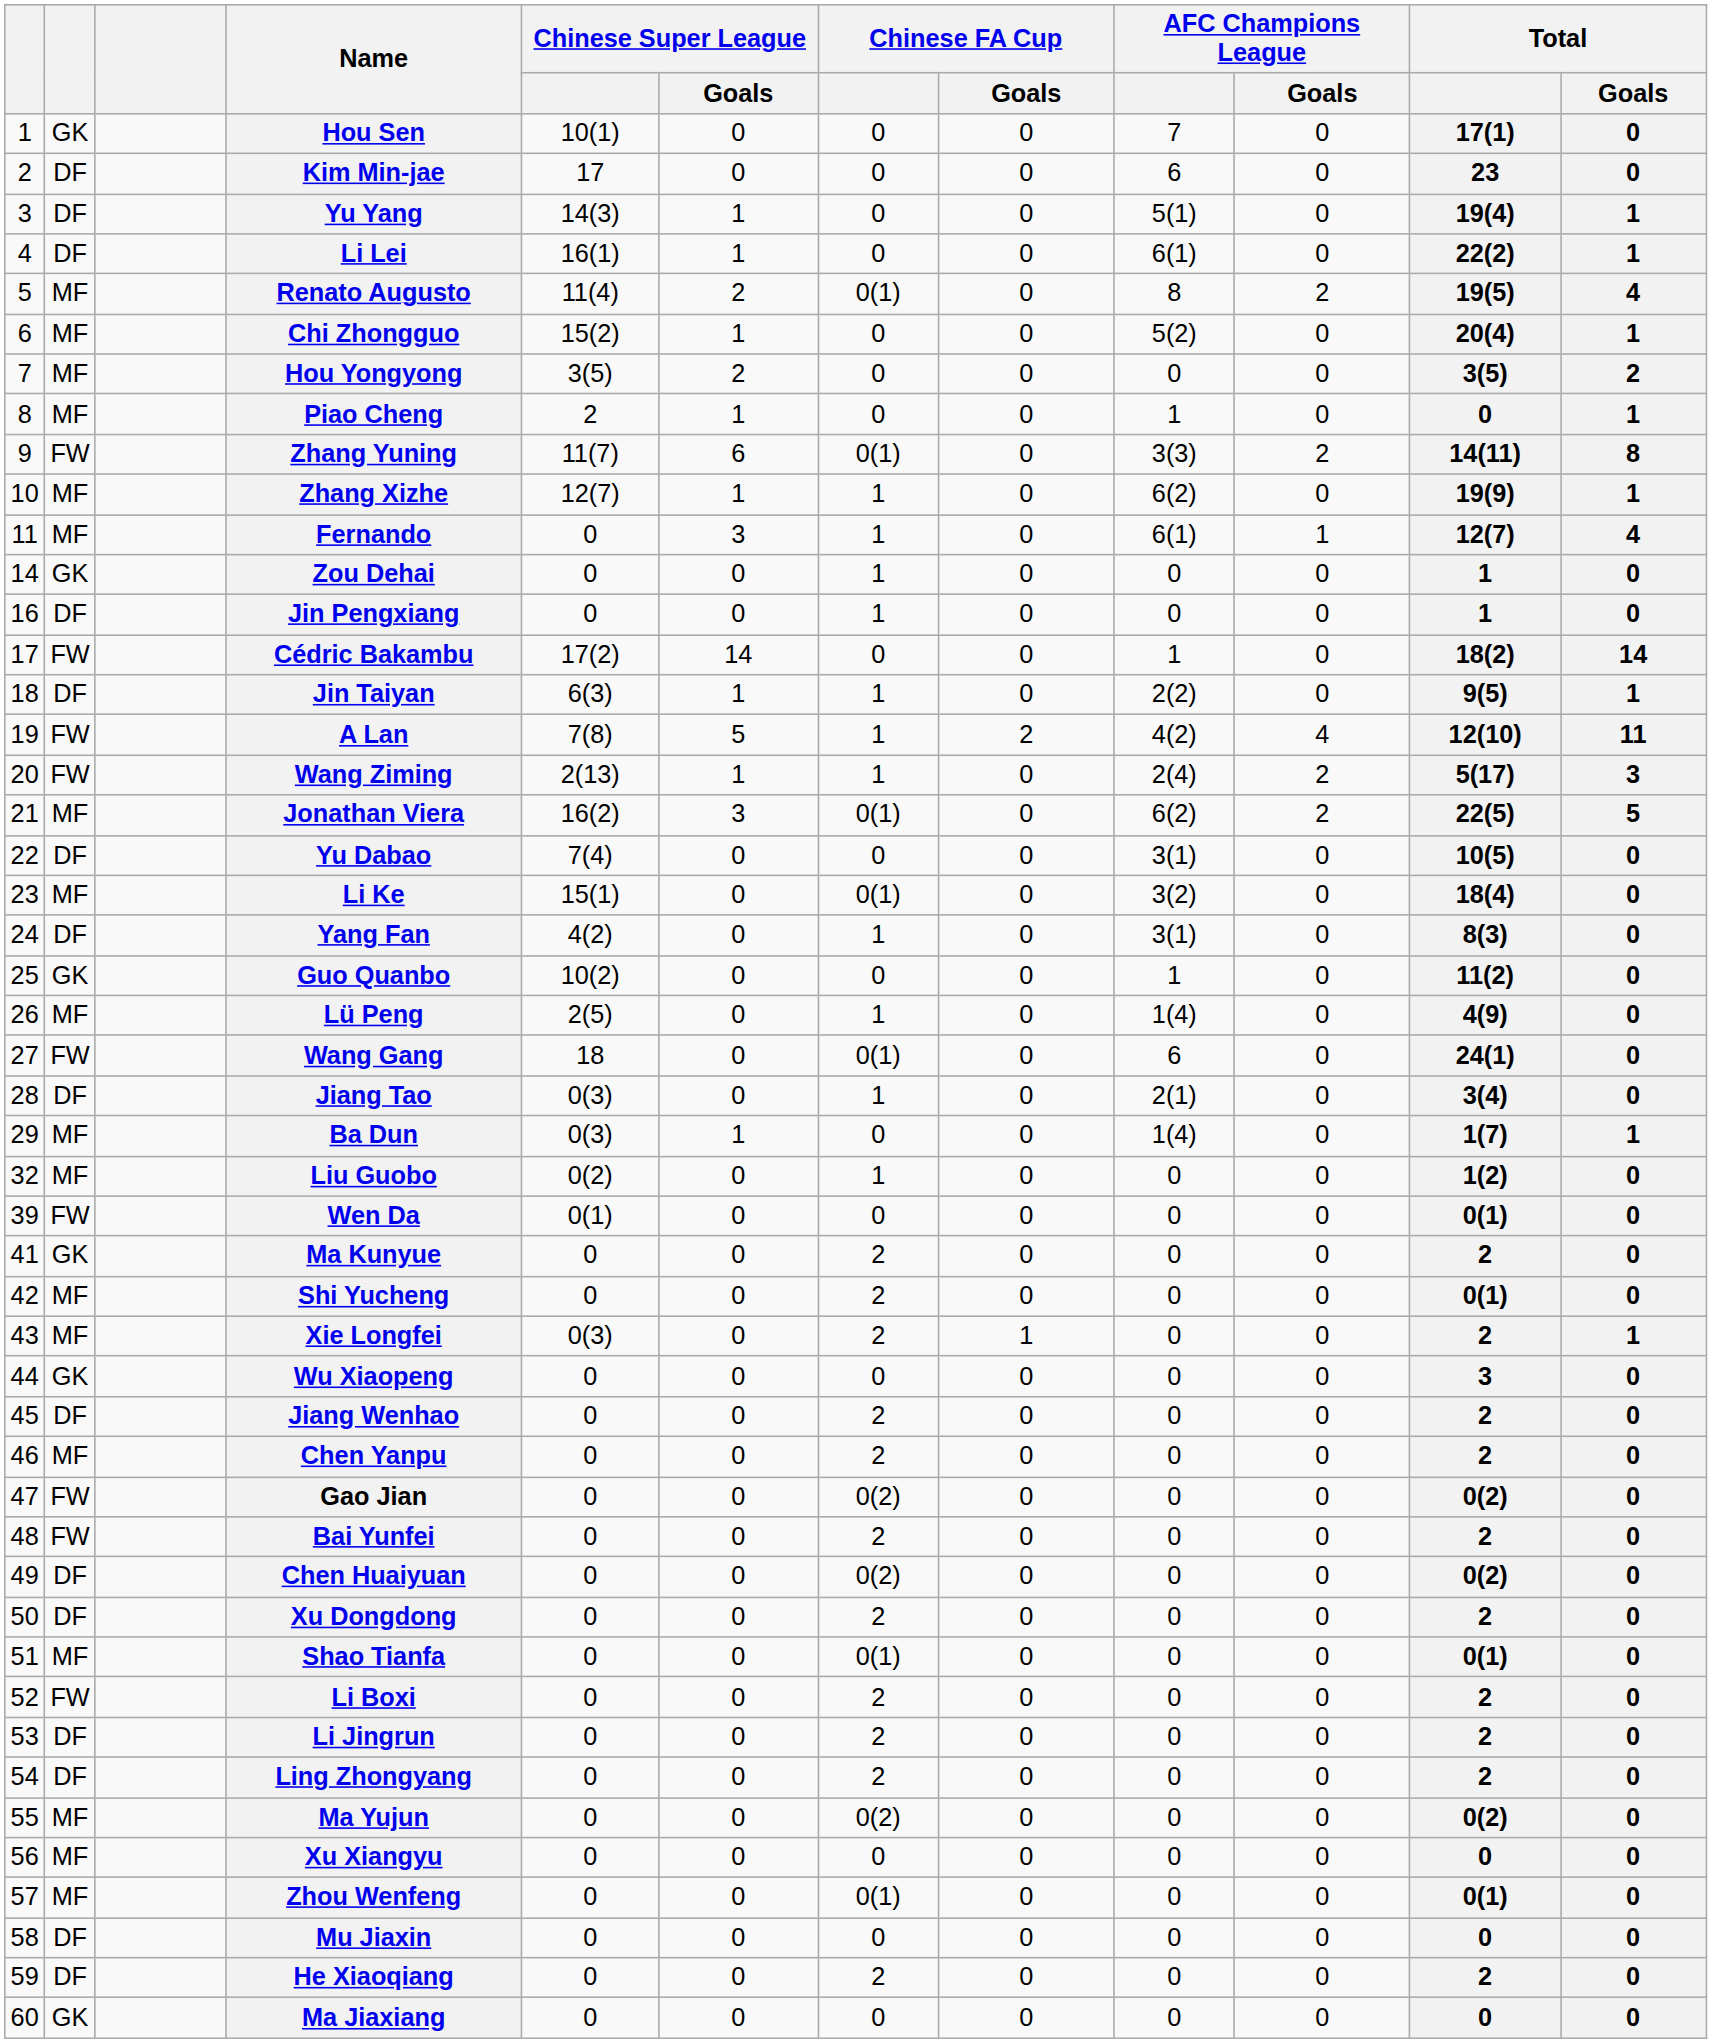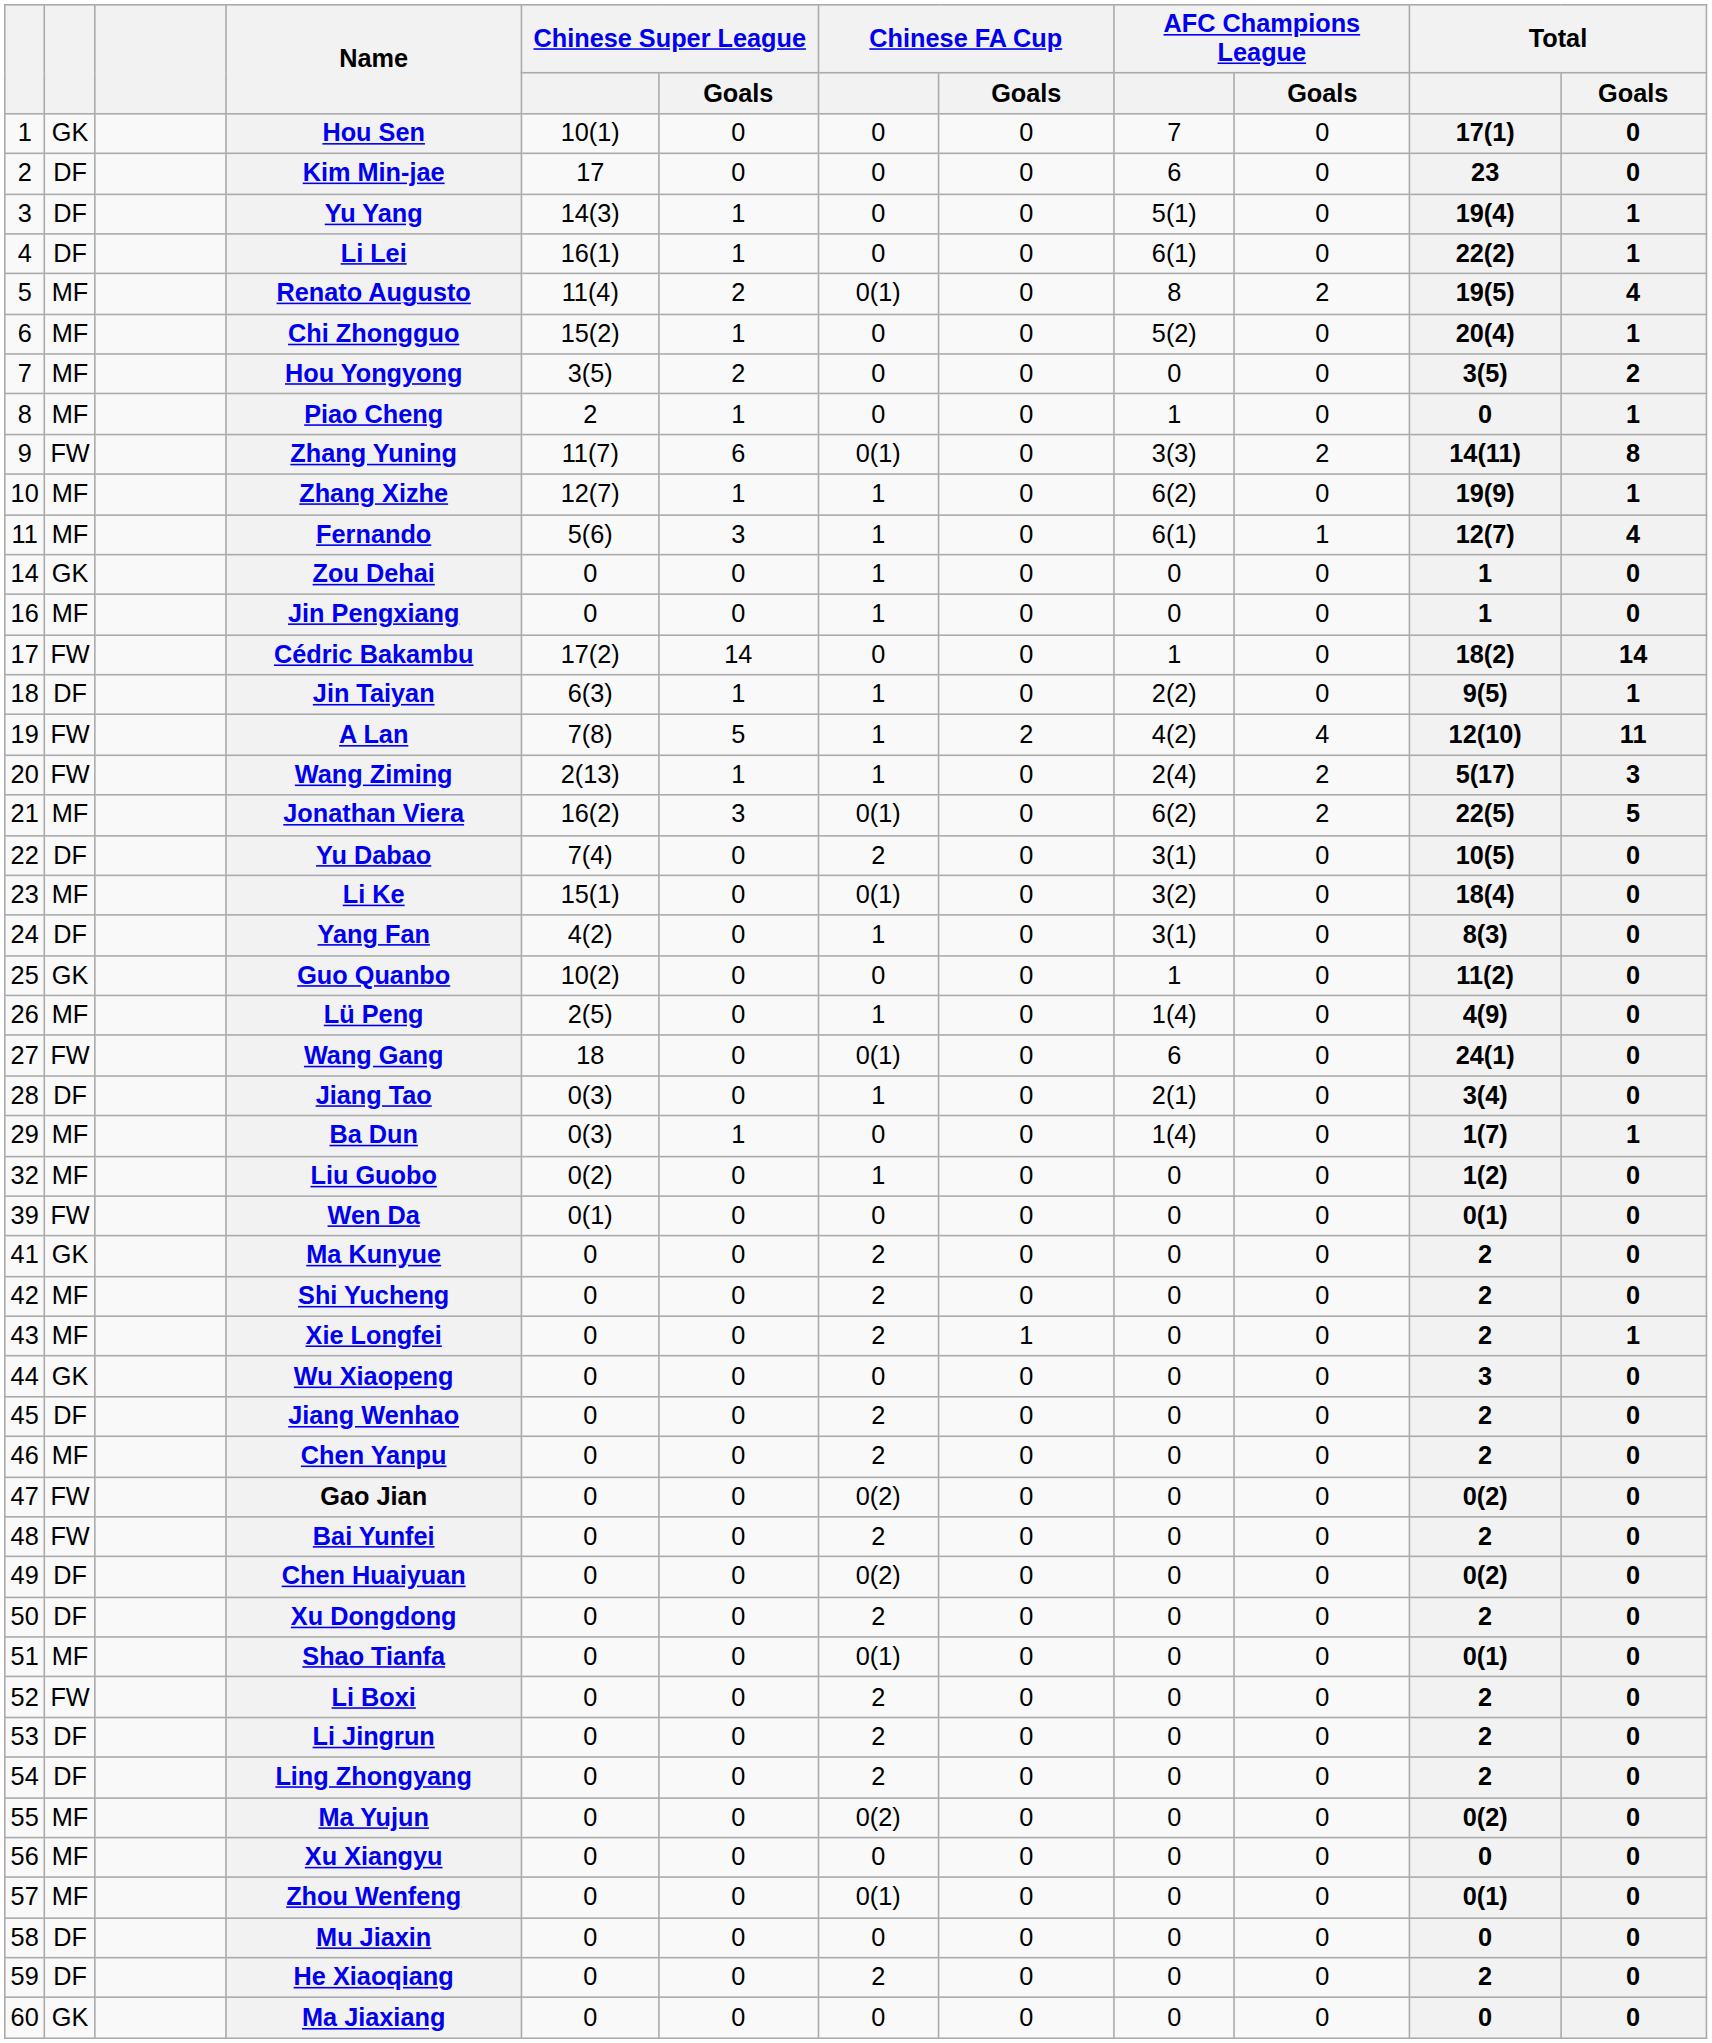(590, 534) 0 -> (590, 534) 5(6)
(70, 614) DF -> (70, 614) MF
(878, 854) 0 -> (878, 854) 2
(1485, 1295) 0(1) -> (1485, 1295) 2
(590, 1335) 0(3) -> (590, 1335) 0
